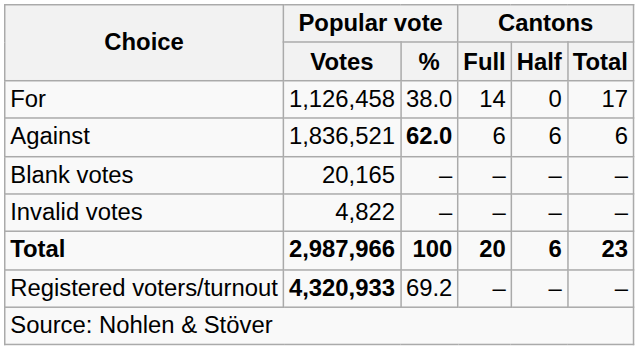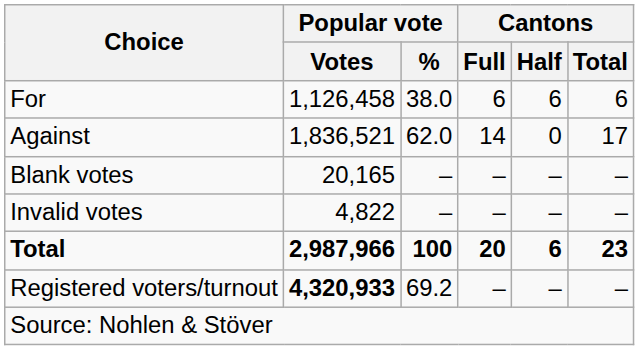(492, 99) 14 -> (499, 99) 6
(555, 99) 0 -> (555, 99) 6
(615, 99) 17 -> (621, 99) 6
(429, 136) bold -> (429, 136) normal
(499, 136) 6 -> (492, 136) 14
(555, 136) 6 -> (555, 136) 0
(621, 136) 6 -> (615, 136) 17
